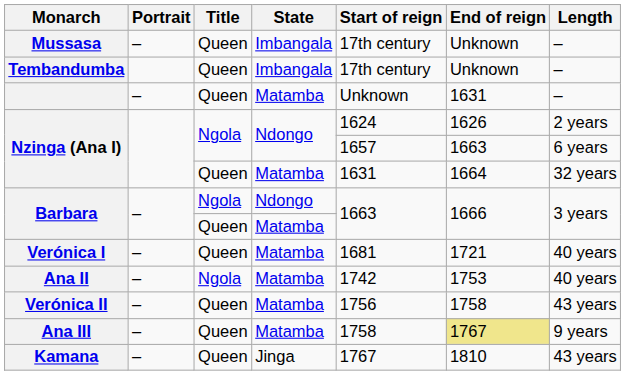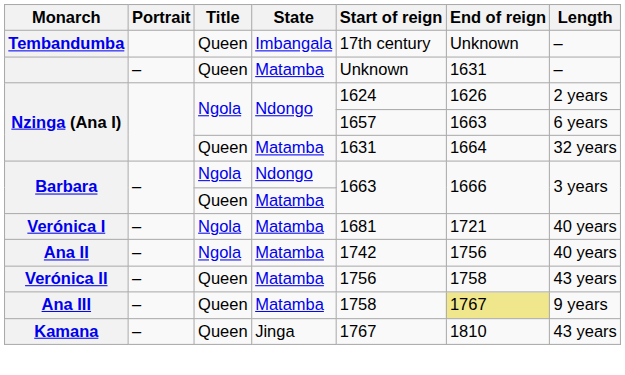- row: (66, 43)
(223, 252) Queen -> (220, 226) Ngola
(468, 278) 1753 -> (468, 252) 1756
